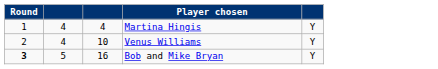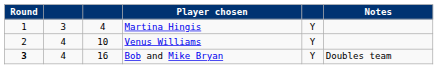+ column: (378, 12)
(63, 27) 4 -> (63, 27) 3
(63, 56) 5 -> (63, 56) 4
